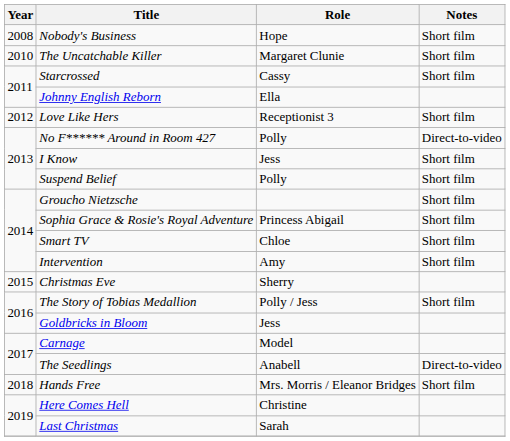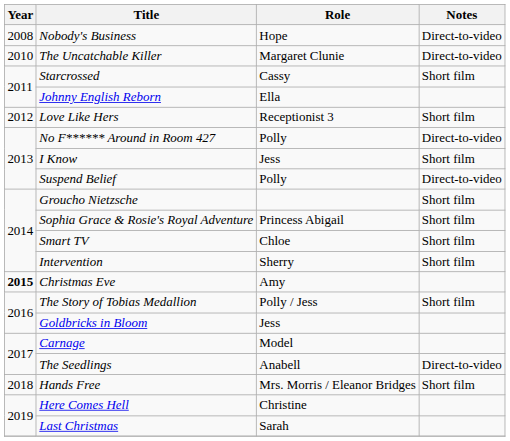(448, 35) Short film -> (462, 35) Direct-to-video
(448, 55) Short film -> (462, 55) Direct-to-video
(448, 179) Short film -> (462, 179) Direct-to-video
(272, 261) Amy -> (277, 261) Sherry
(20, 281) normal -> (20, 281) bold
(277, 281) Sherry -> (272, 281) Amy
